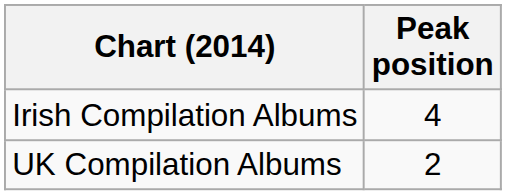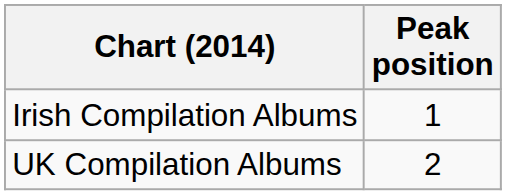(433, 114) 4 -> (433, 114) 1
